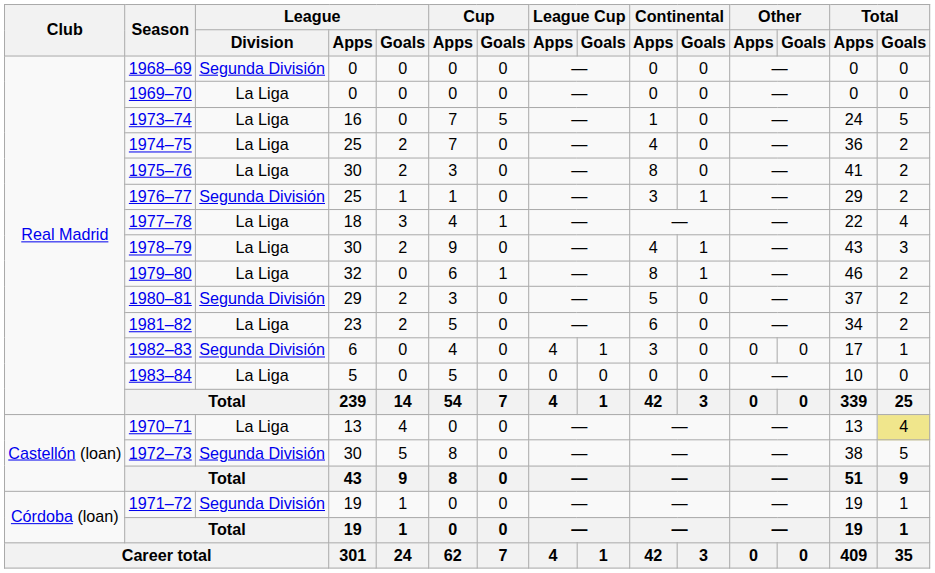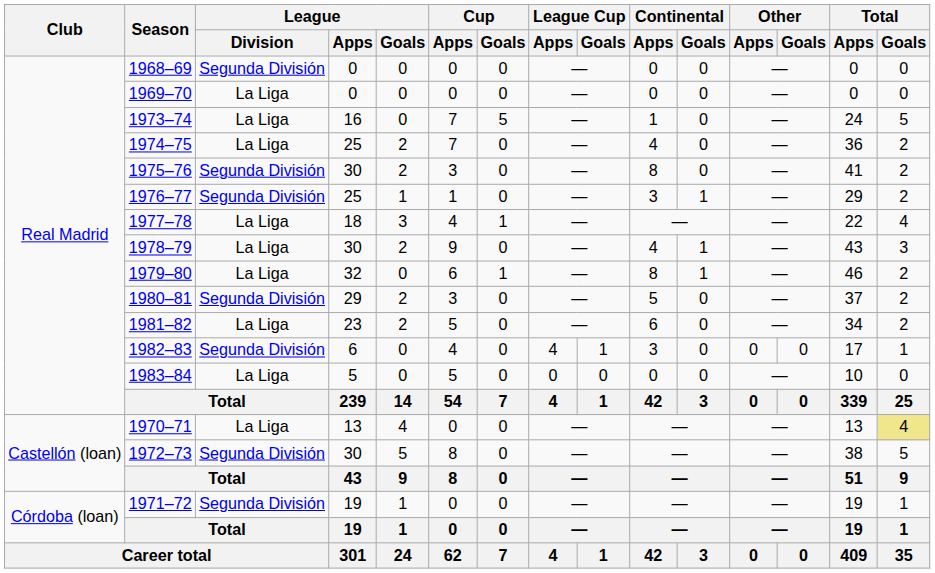(262, 171) La Liga -> (262, 171) Segunda División
